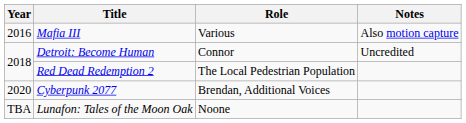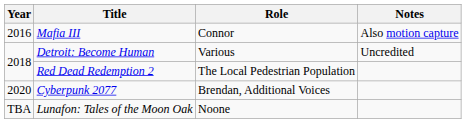(216, 33) Various -> (216, 33) Connor
(216, 52) Connor -> (216, 52) Various
